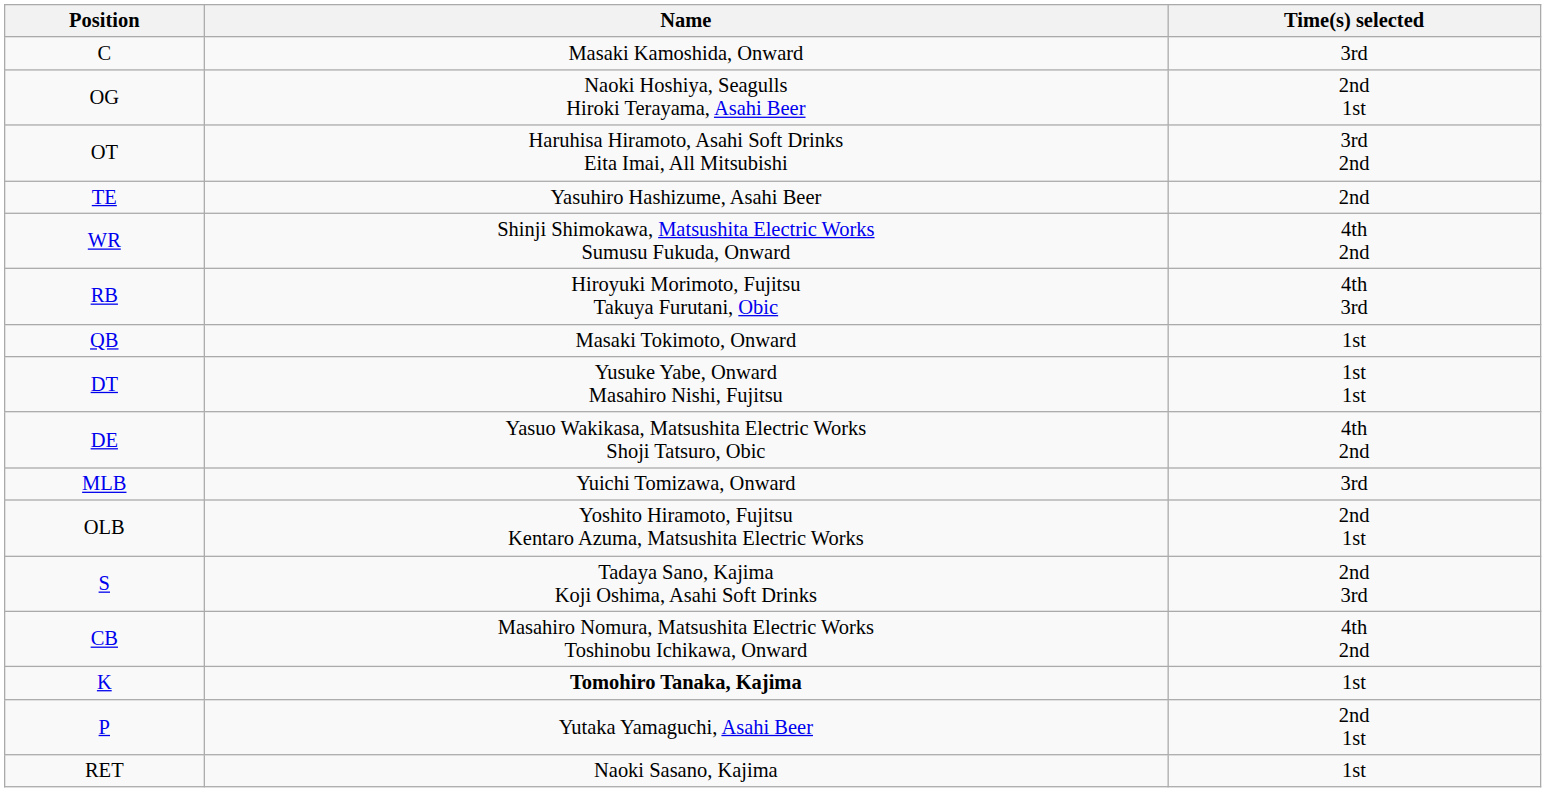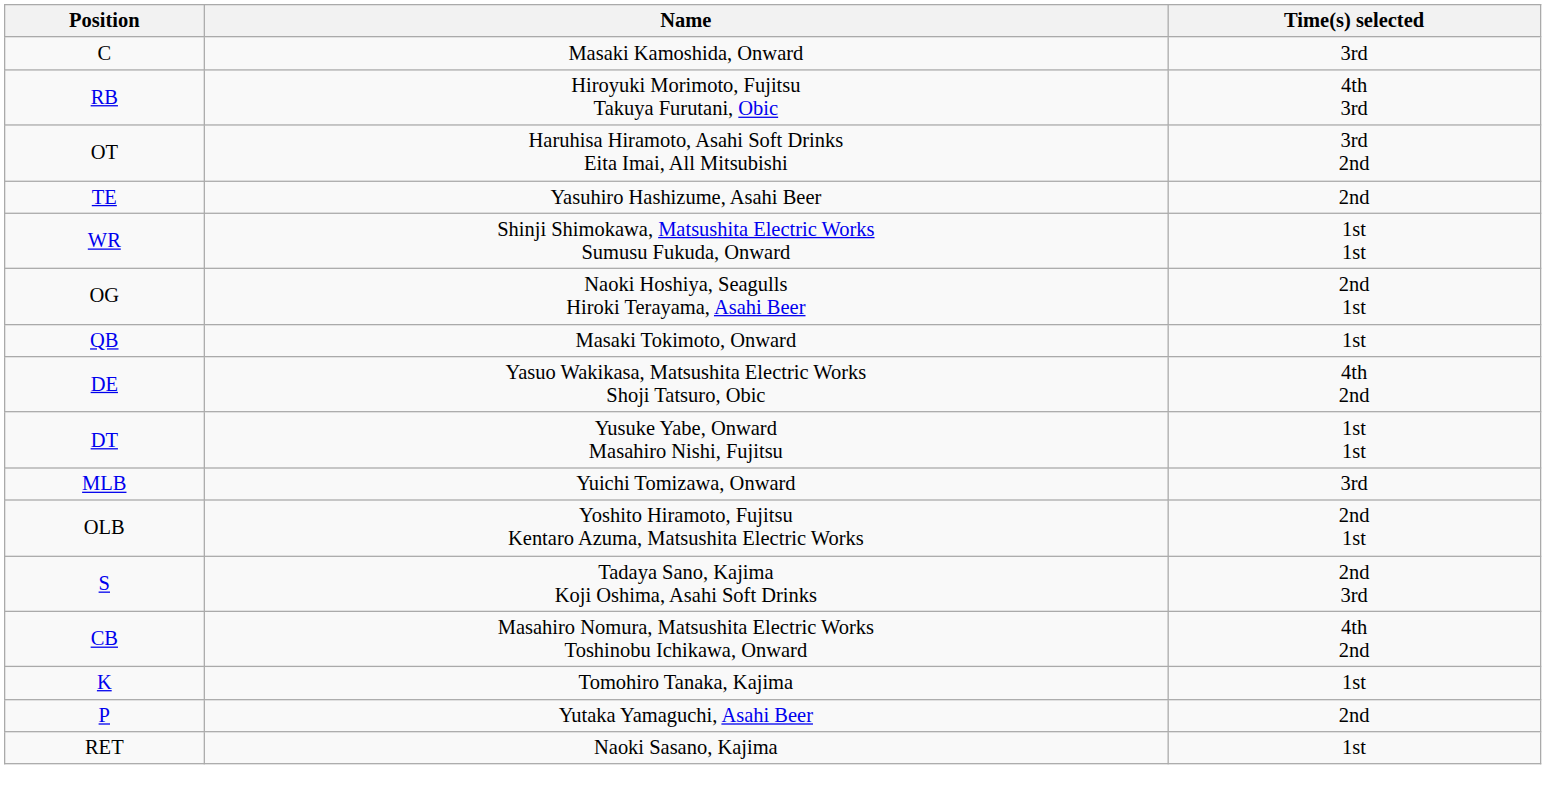rows swapped: (104, 97) <-> (104, 296)
(1354, 240) 4th 2nd -> (1354, 240) 1st 1st
rows swapped: (104, 384) <-> (104, 439)
(686, 682) bold -> (686, 682) normal
(1354, 726) 2nd 1st -> (1354, 715) 2nd
